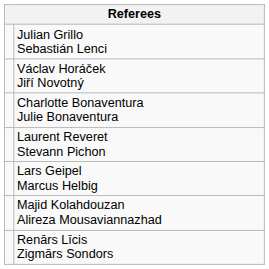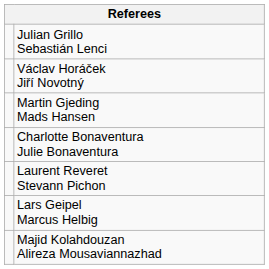+ row: (58, 110)
- row: (65, 247)
